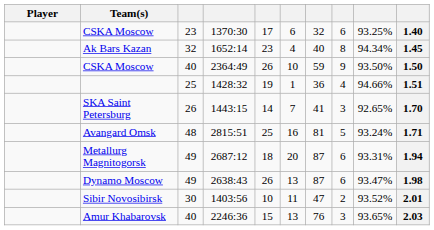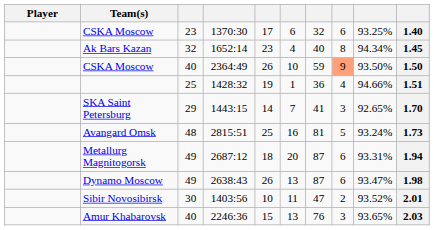(343, 66) no background -> (343, 66) lightsalmon background
(191, 108) 26 -> (191, 108) 29
(413, 132) 1.71 -> (413, 132) 1.73
